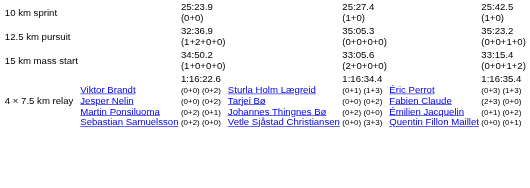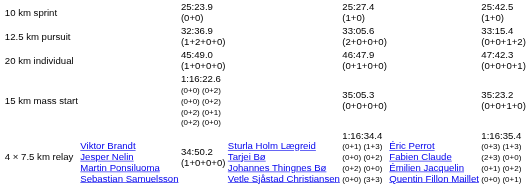(365, 36) 35:05.3 (0+0+0+0) -> (365, 36) 33:05.6 (2+0+0+0)
(504, 36) 35:23.2 (0+0+1+0) -> (504, 36) 33:15.4 (0+0+1+2)
+ row: (39, 60)
(203, 60) 34:50.2 (1+0+0+0) -> (201, 101) 1:16:22.6 (0+0) (0+2) (0+0) (0+2) (0+2) (0+1) (0+2) (0+0)
(365, 60) 33:05.6 (2+0+0+0) -> (365, 101) 35:05.3 (0+0+0+0)
(504, 60) 33:15.4 (0+0+1+2) -> (504, 101) 35:23.2 (0+0+1+0)
(201, 101) 1:16:22.6 (0+0) (0+2) (0+0) (0+2) (0+2) (0+1) (0+2) (0+0) -> (203, 157) 34:50.2 (1+0+0+0)
